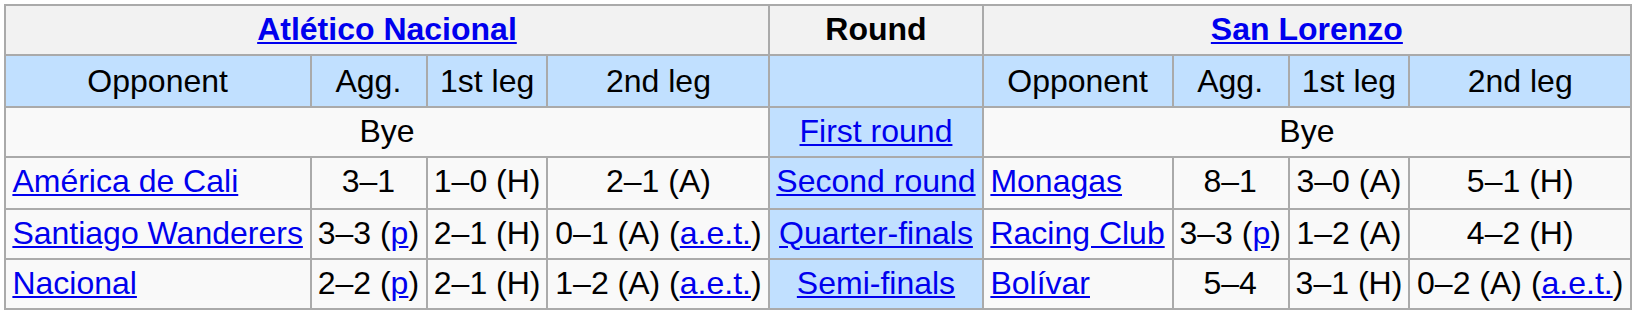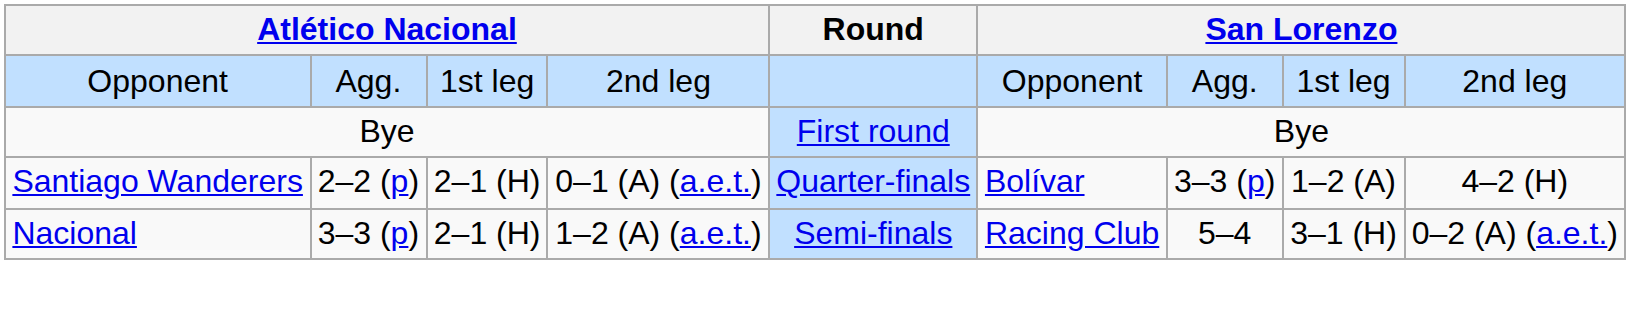- row: (125, 182)
(368, 232) 3–3 (p) -> (368, 182) 2–2 (p)
(1078, 232) Racing Club -> (1035, 182) Bolívar
(368, 283) 2–2 (p) -> (368, 232) 3–3 (p)
(1040, 283) Bolívar -> (1072, 232) Racing Club
